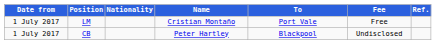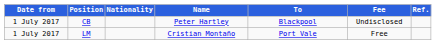rows swapped: (86, 33) <-> (86, 22)
